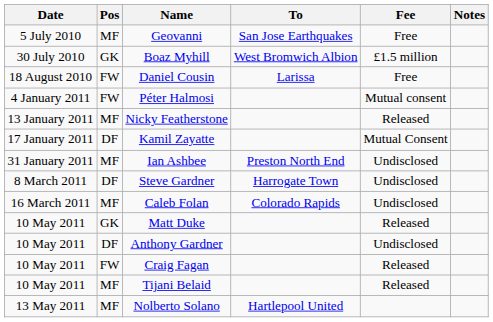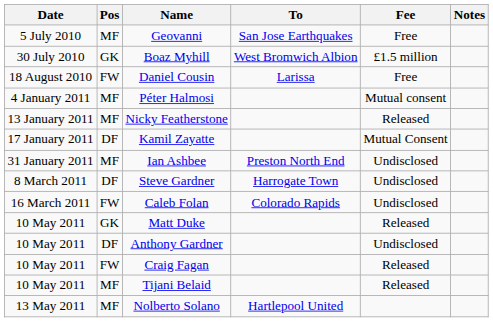(110, 98) FW -> (110, 98) MF
(110, 202) MF -> (110, 202) FW
